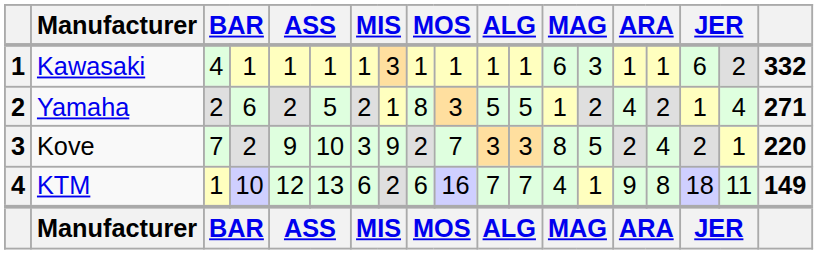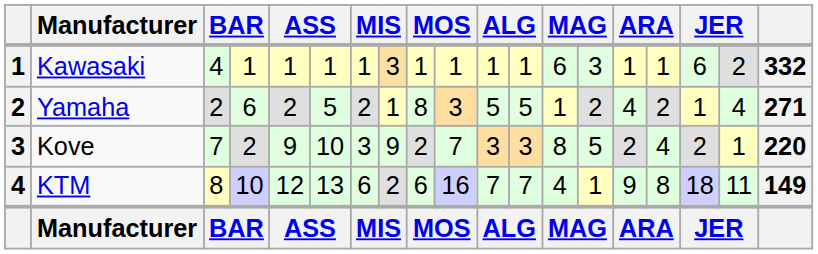(216, 186) 1 -> (216, 186) 8
